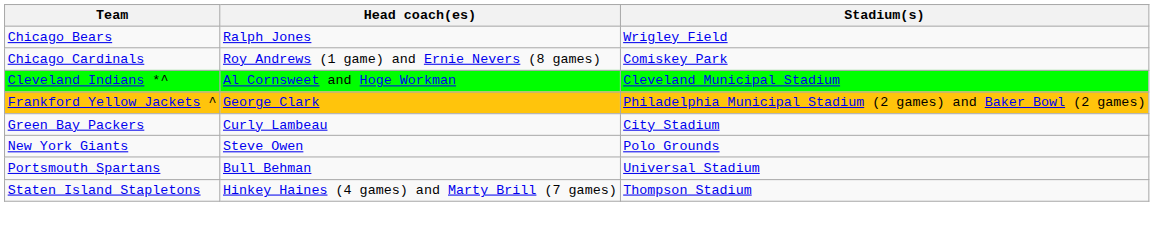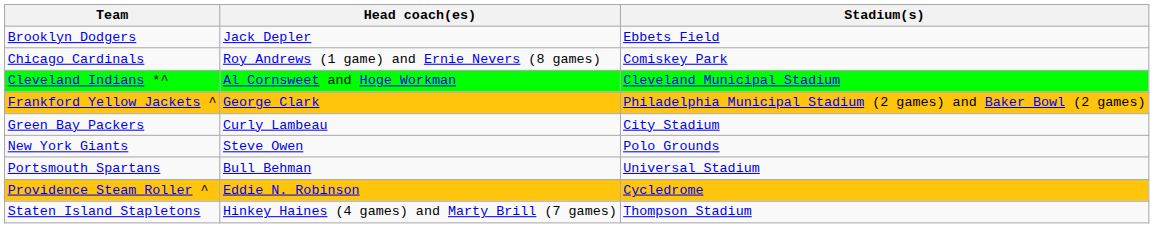+ row: (72, 37)
- row: (60, 37)
+ row: (108, 190)
